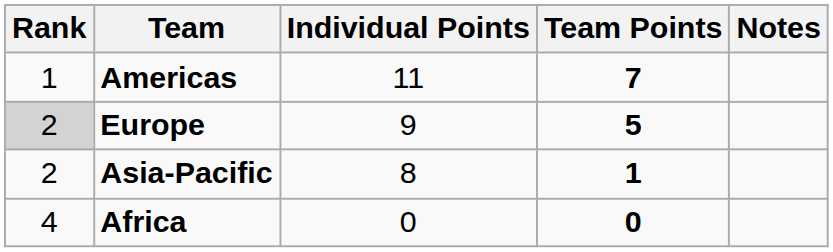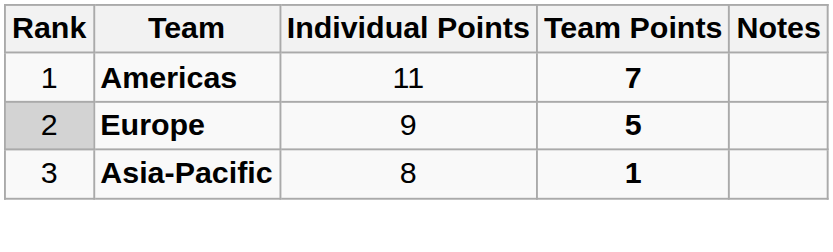(49, 173) 2 -> (49, 173) 3
- row: (143, 221)
